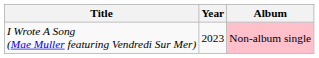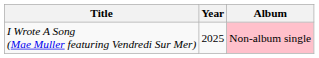(213, 37) 2023 -> (213, 37) 2025
